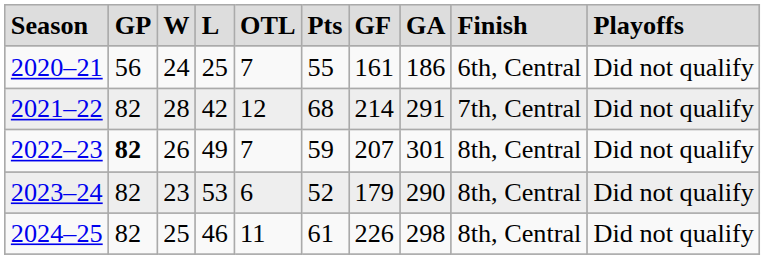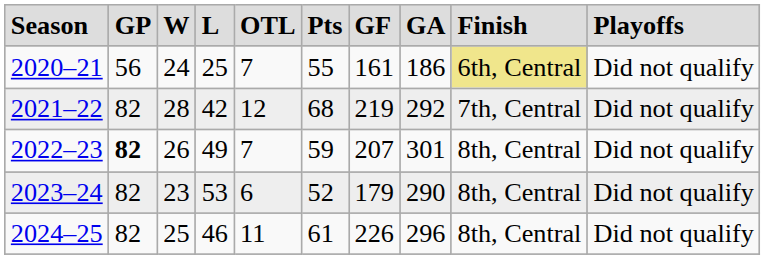(519, 66) no background -> (519, 66) khaki background
(374, 108) 214 -> (374, 108) 219
(426, 108) 291 -> (426, 108) 292
(426, 233) 298 -> (426, 233) 296
